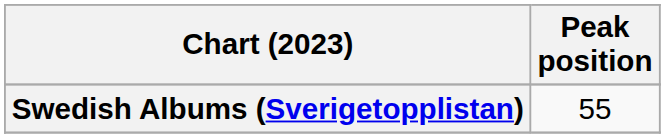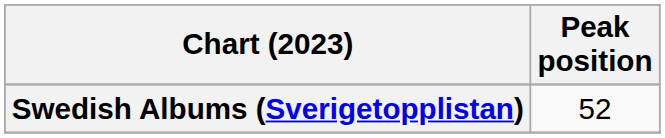(595, 108) 55 -> (595, 108) 52
